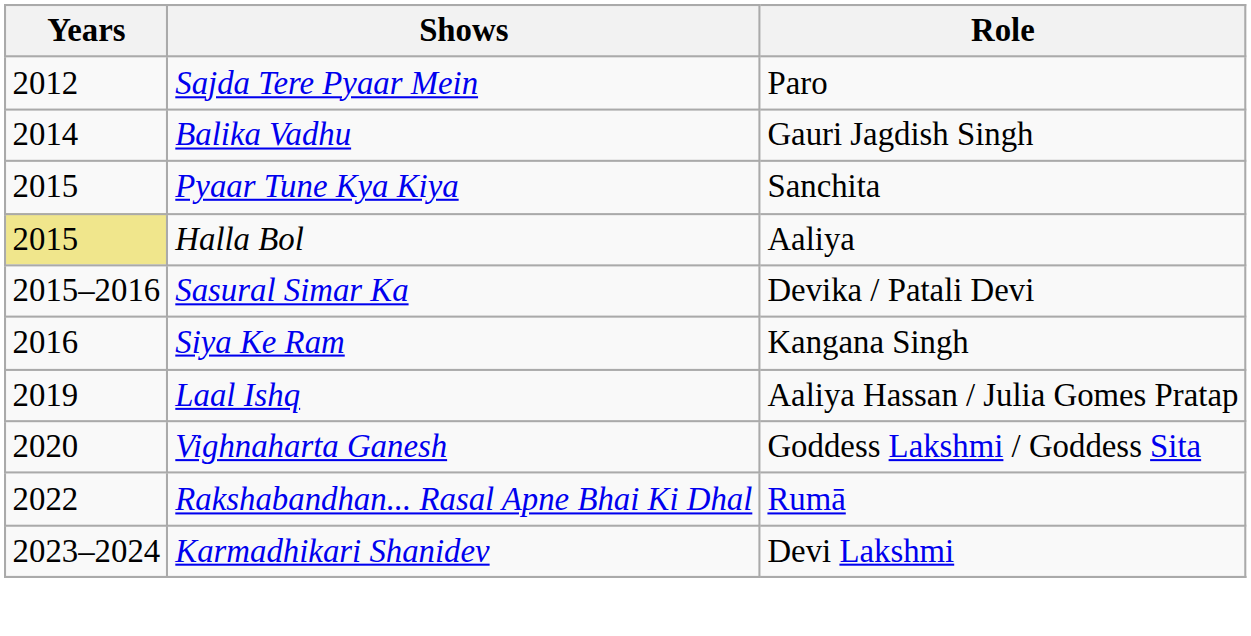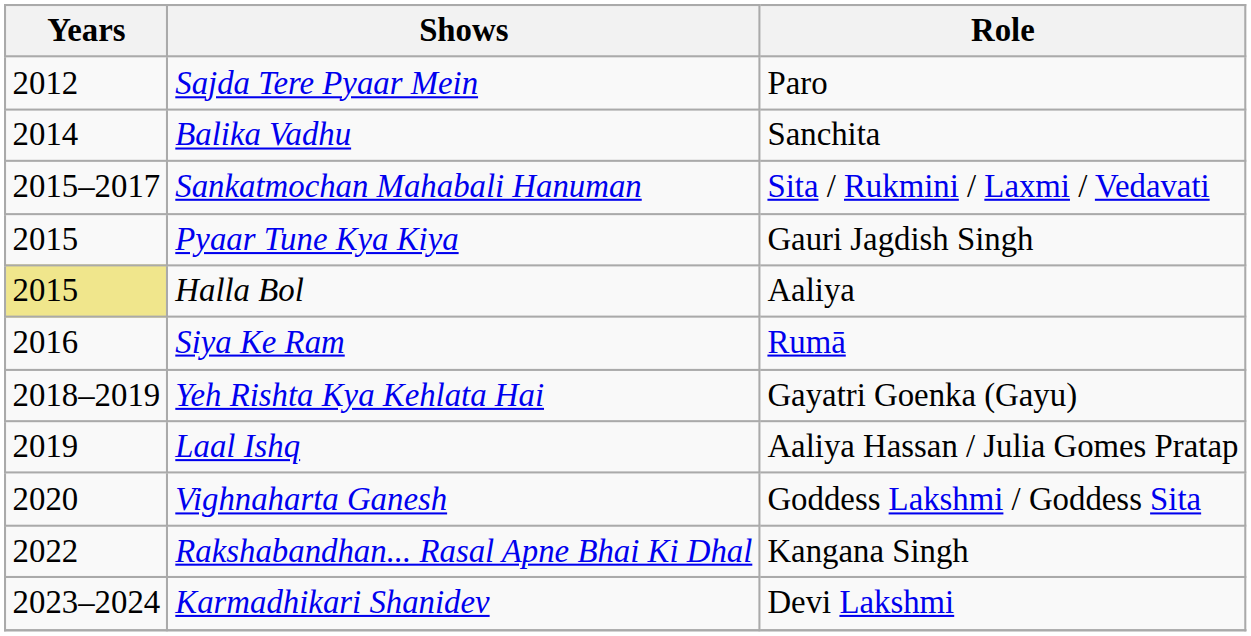(900, 134) Gauri Jagdish Singh -> (824, 134) Sanchita
+ row: (409, 186)
(824, 186) Sanchita -> (900, 238) Gauri Jagdish Singh
- row: (292, 290)
(868, 342) Kangana Singh -> (807, 342) Rumā
+ row: (360, 394)
(807, 498) Rumā -> (868, 550) Kangana Singh
